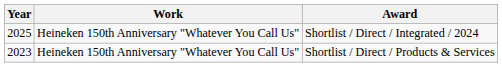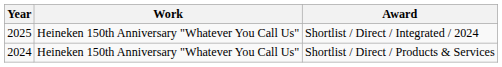(19, 52) 2023 -> (19, 52) 2024
